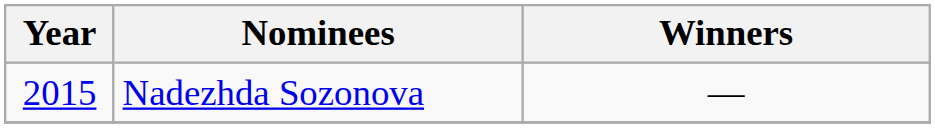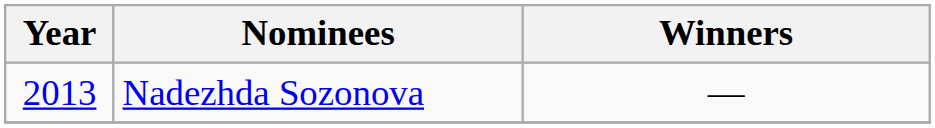(60, 92) 2015 -> (60, 92) 2013
